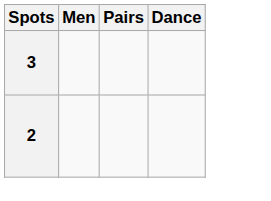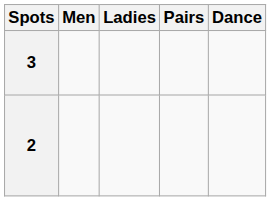+ column: (130, 17)
